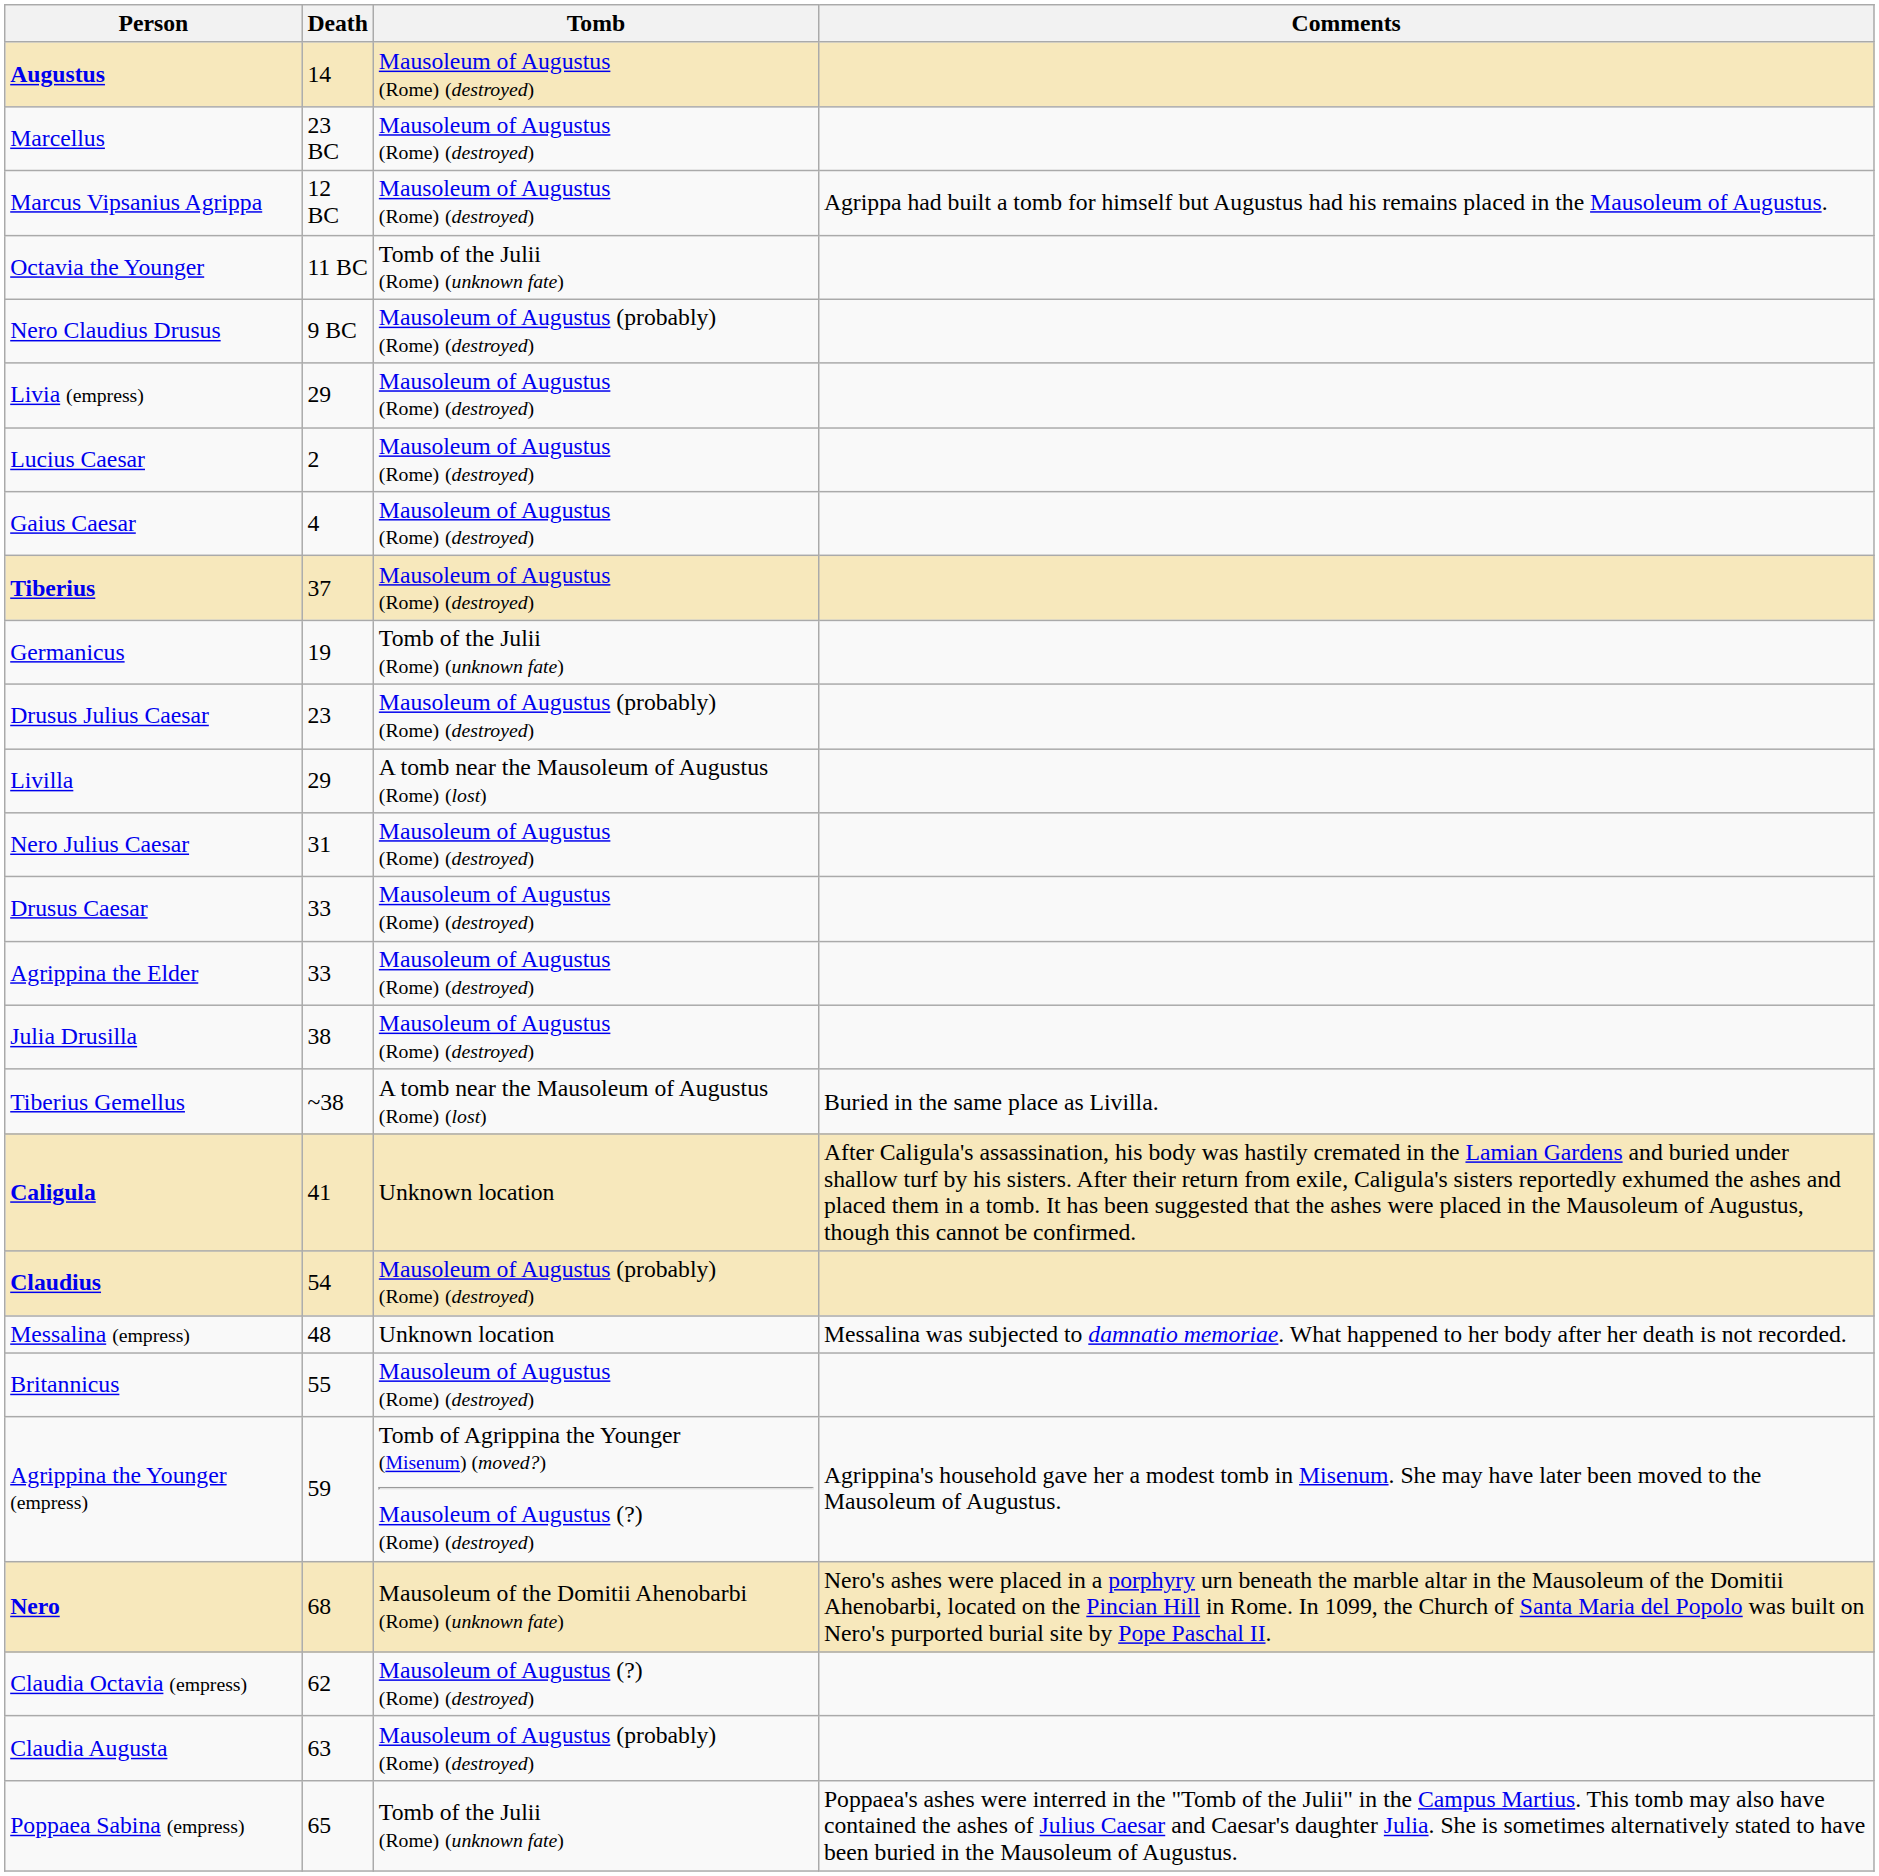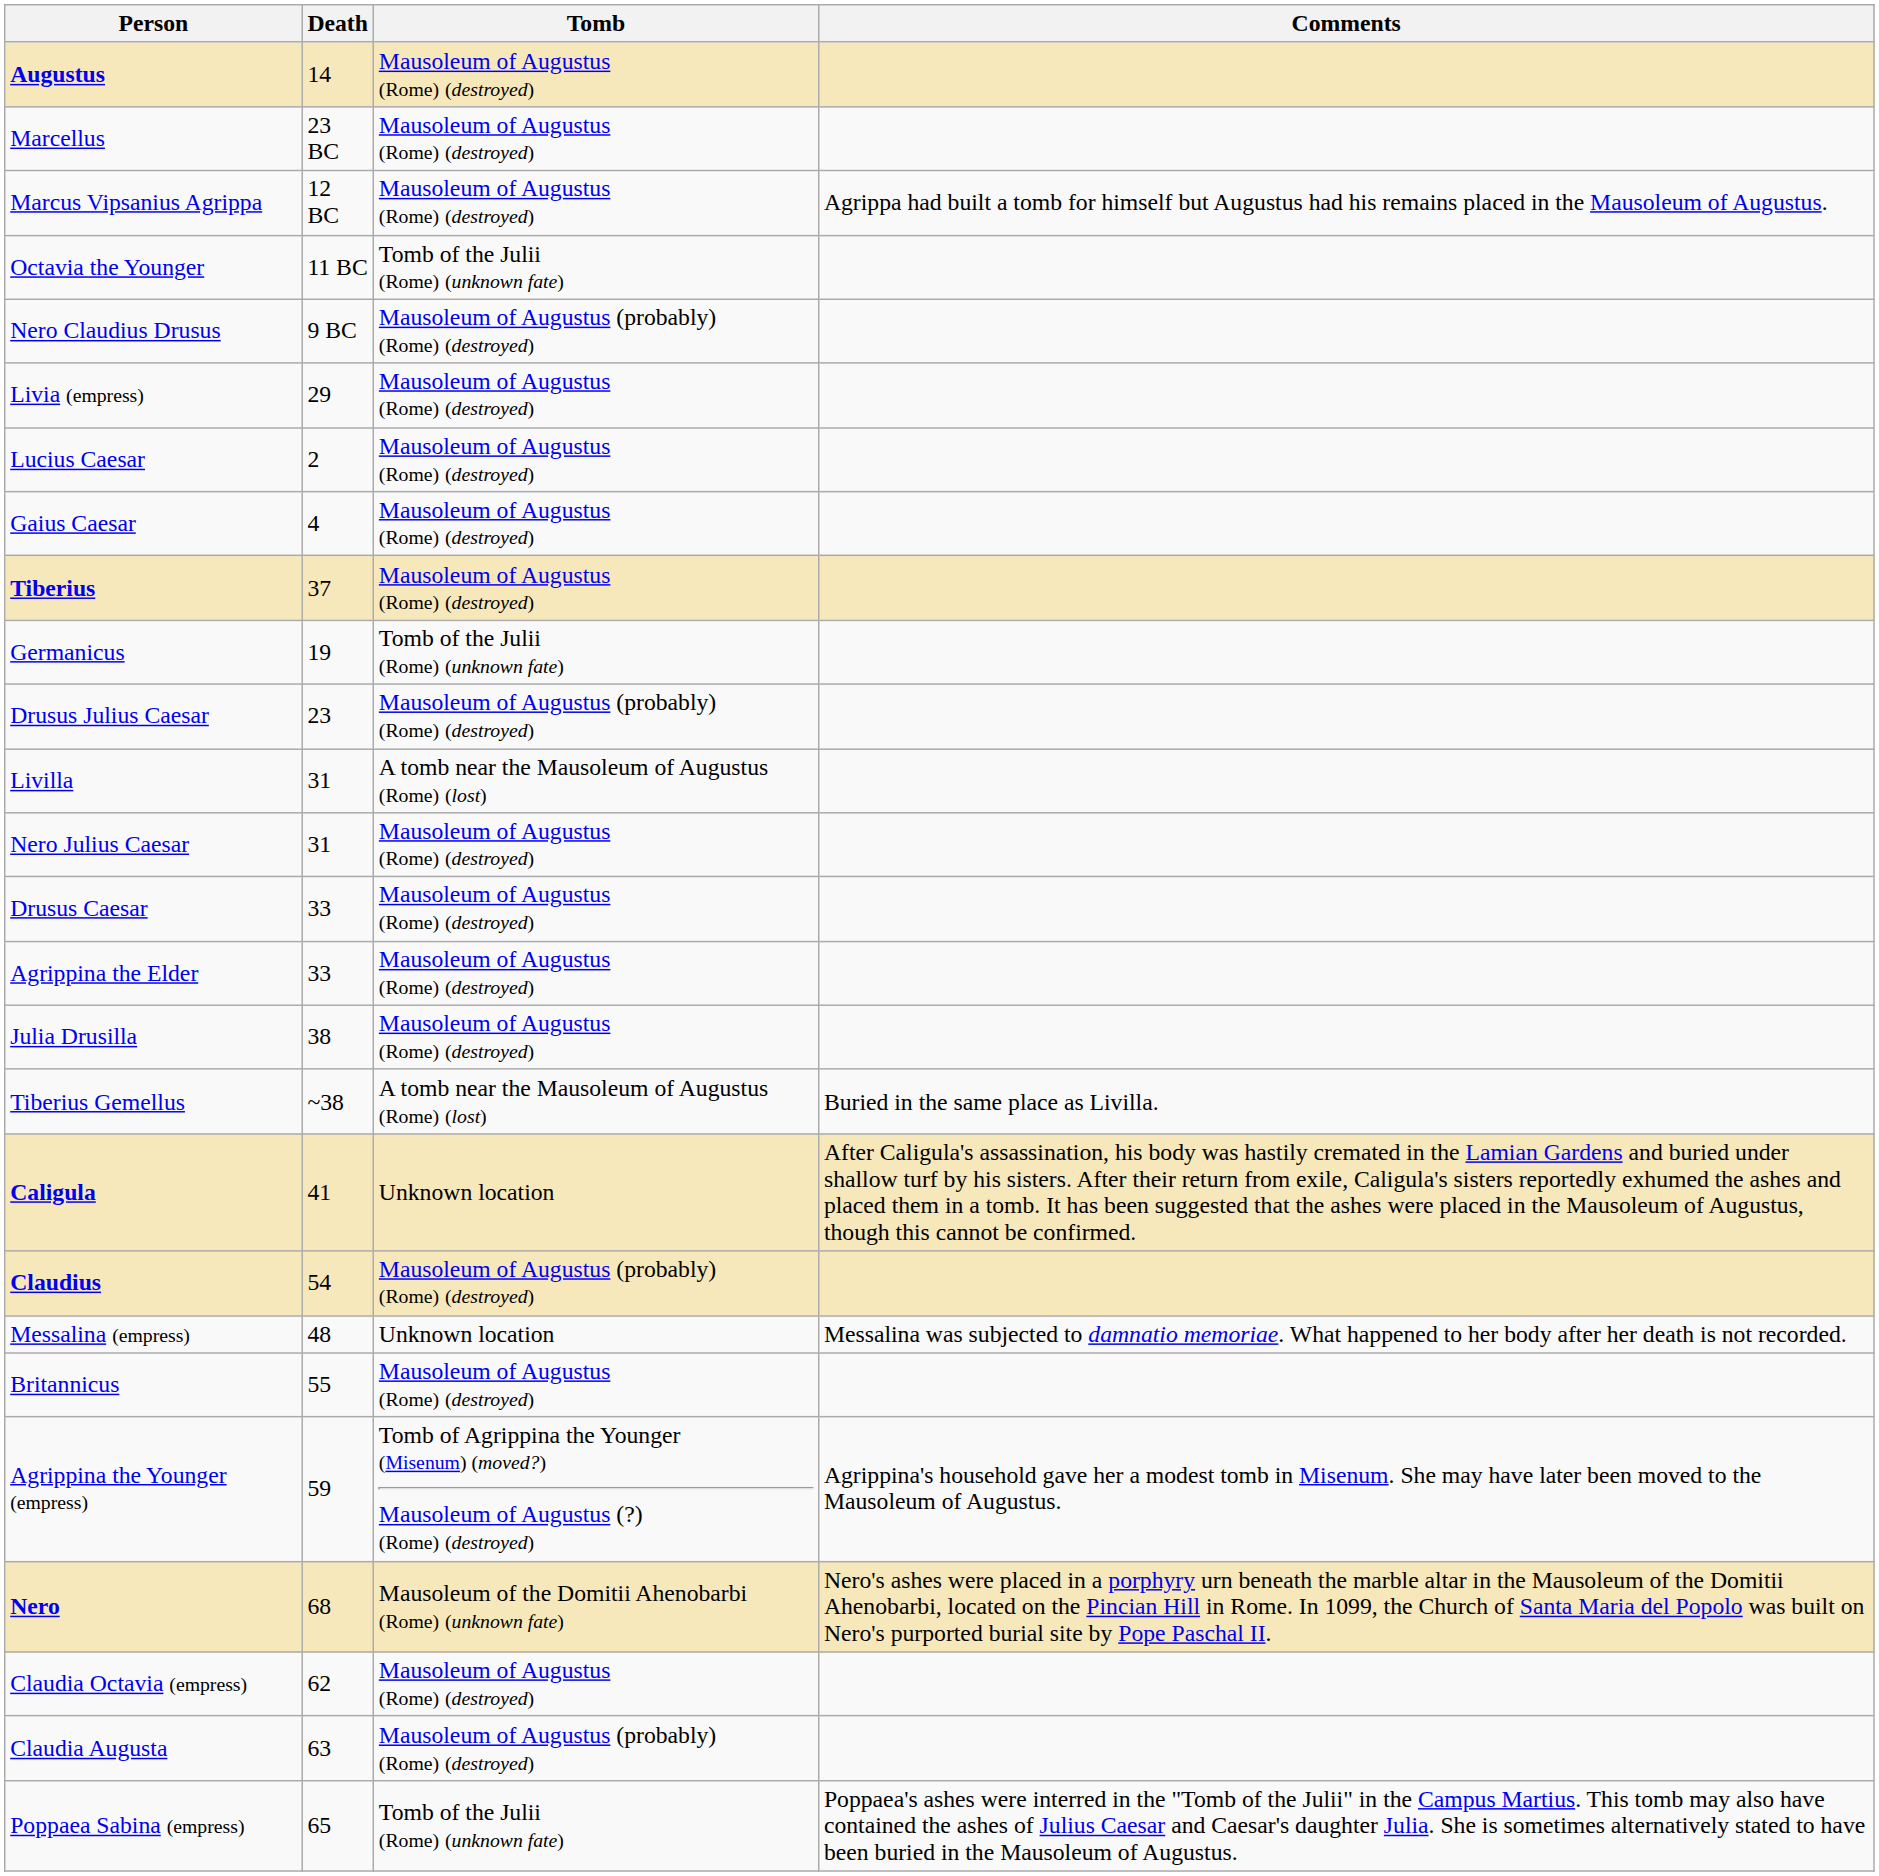(319, 780) 29 -> (319, 780) 31
(511, 1683) Mausoleum of Augustus (?) (Rome) (destroyed) -> (495, 1683) Mausoleum of Augustus (Rome) (destroyed)
